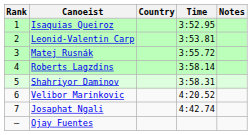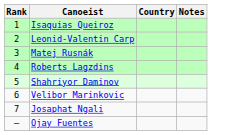- column: (197, 11)
